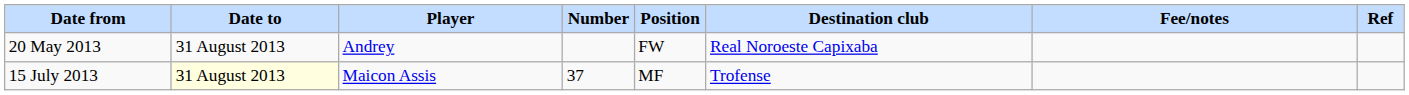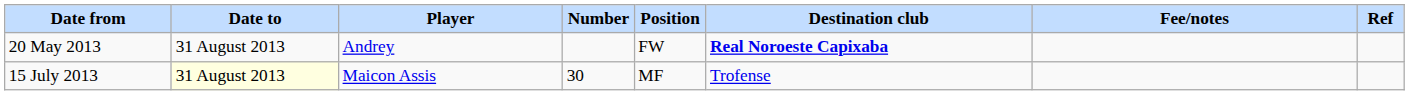(794, 46) normal -> (799, 46) bold
(575, 75) 37 -> (575, 75) 30
